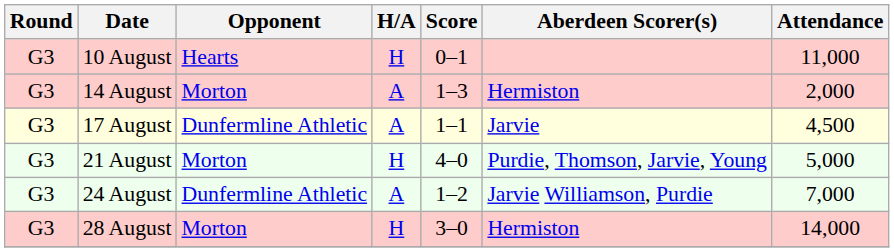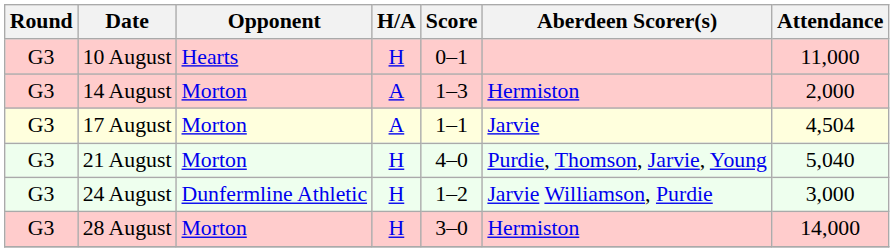(274, 125) Dunfermline Athletic -> (214, 125) Morton
(830, 125) 4,500 -> (830, 125) 4,504
(830, 159) 5,000 -> (830, 159) 5,040
(396, 194) A -> (396, 194) H
(830, 194) 7,000 -> (830, 194) 3,000
